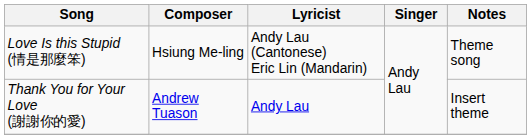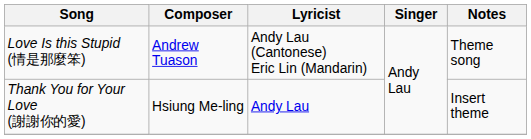(198, 52) Hsiung Me-ling -> (175, 52) Andrew Tuason
(175, 106) Andrew Tuason -> (198, 106) Hsiung Me-ling
